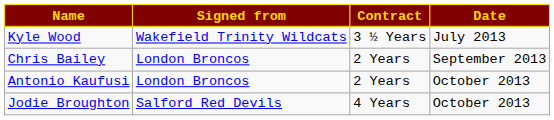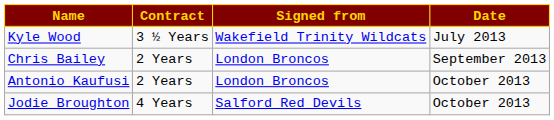columns swapped: (241, 16) <-> (390, 16)
